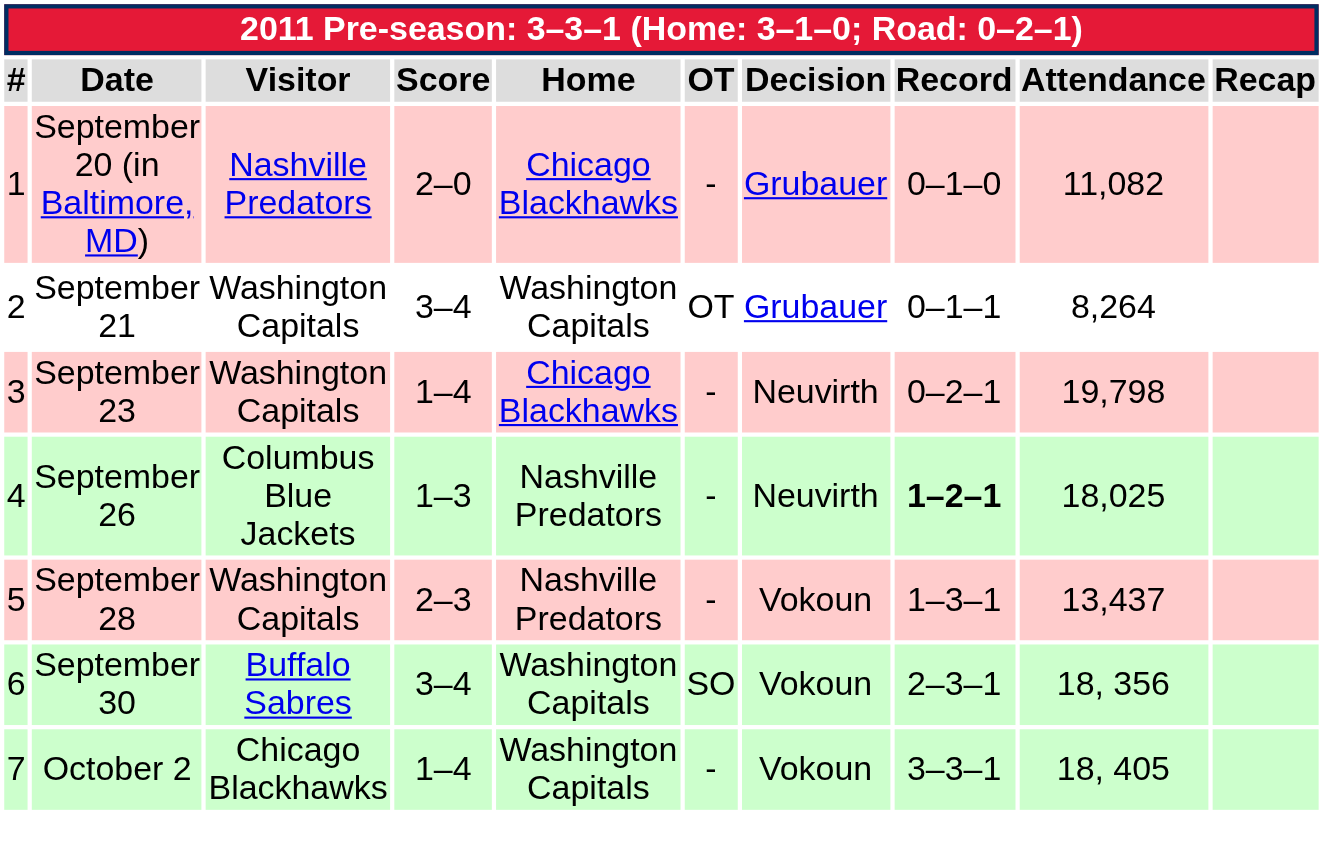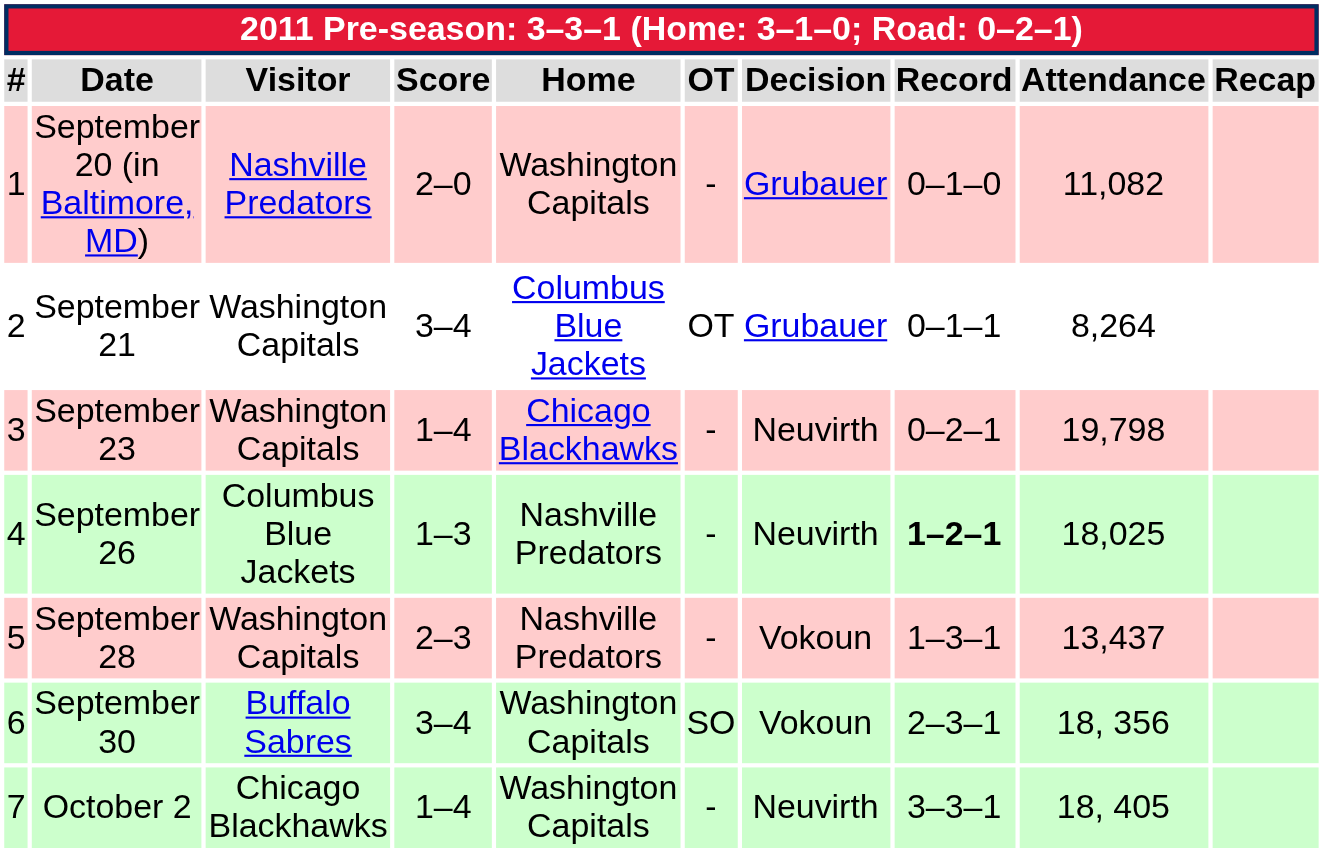(588, 183) Chicago Blackhawks -> (588, 183) Washington Capitals
(588, 306) Washington Capitals -> (588, 325) Columbus Blue Jackets
(816, 768) Vokoun -> (816, 807) Neuvirth
